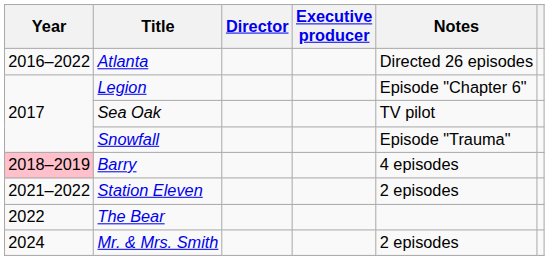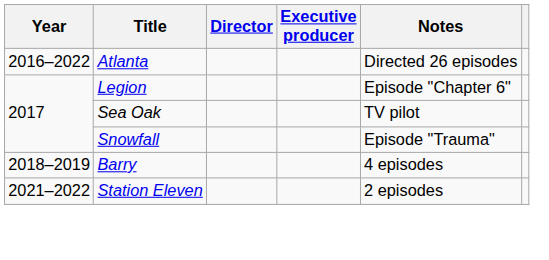(49, 165) pink background -> (49, 165) no background
- row: (131, 216)
- row: (158, 242)
